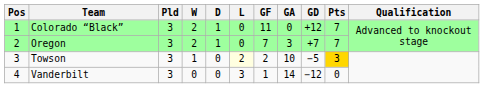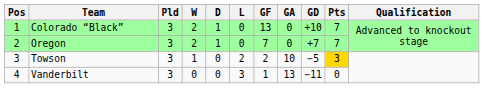(265, 28) 11 -> (265, 28) 13
(313, 28) +12 -> (313, 28) +10
(289, 44) 3 -> (289, 44) 0
(242, 59) lightyellow background -> (242, 59) no background
(289, 75) 14 -> (289, 75) 13
(313, 75) −12 -> (313, 75) −11
